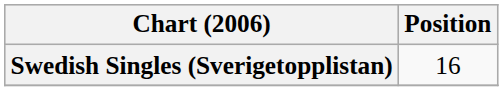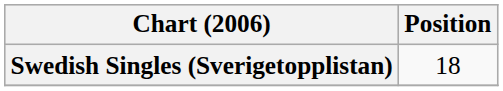(448, 64) 16 -> (448, 64) 18
